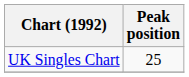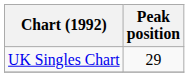(153, 59) 25 -> (153, 59) 29
